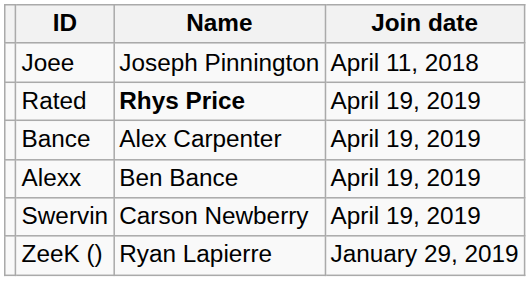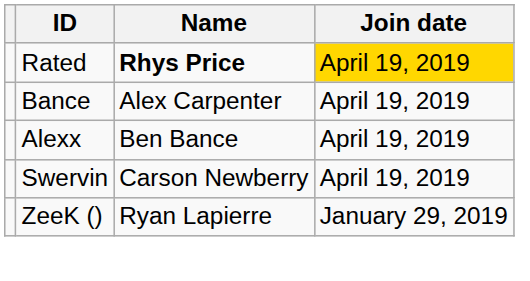- row: (48, 62)
(406, 100) no background -> (395, 62) gold background
